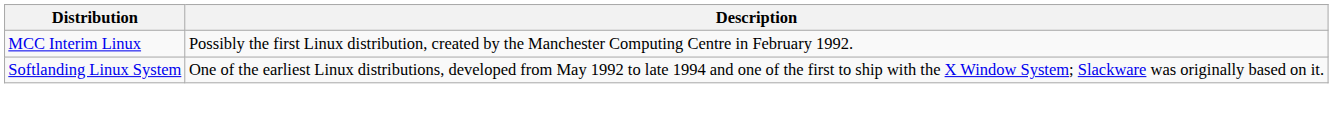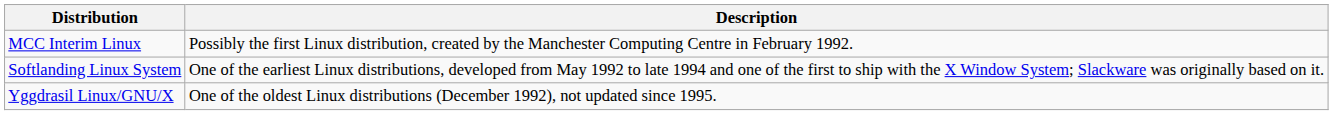+ row: (91, 95)
